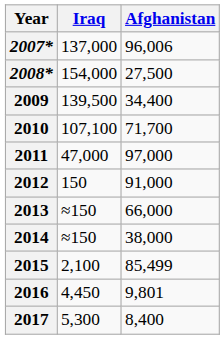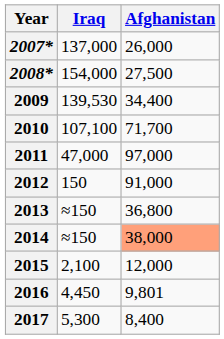(149, 45) 96,006 -> (149, 45) 26,000
(89, 100) 139,500 -> (89, 100) 139,530
(149, 210) 66,000 -> (149, 210) 36,800
(149, 237) no background -> (149, 237) lightsalmon background
(149, 265) 85,499 -> (149, 265) 12,000
